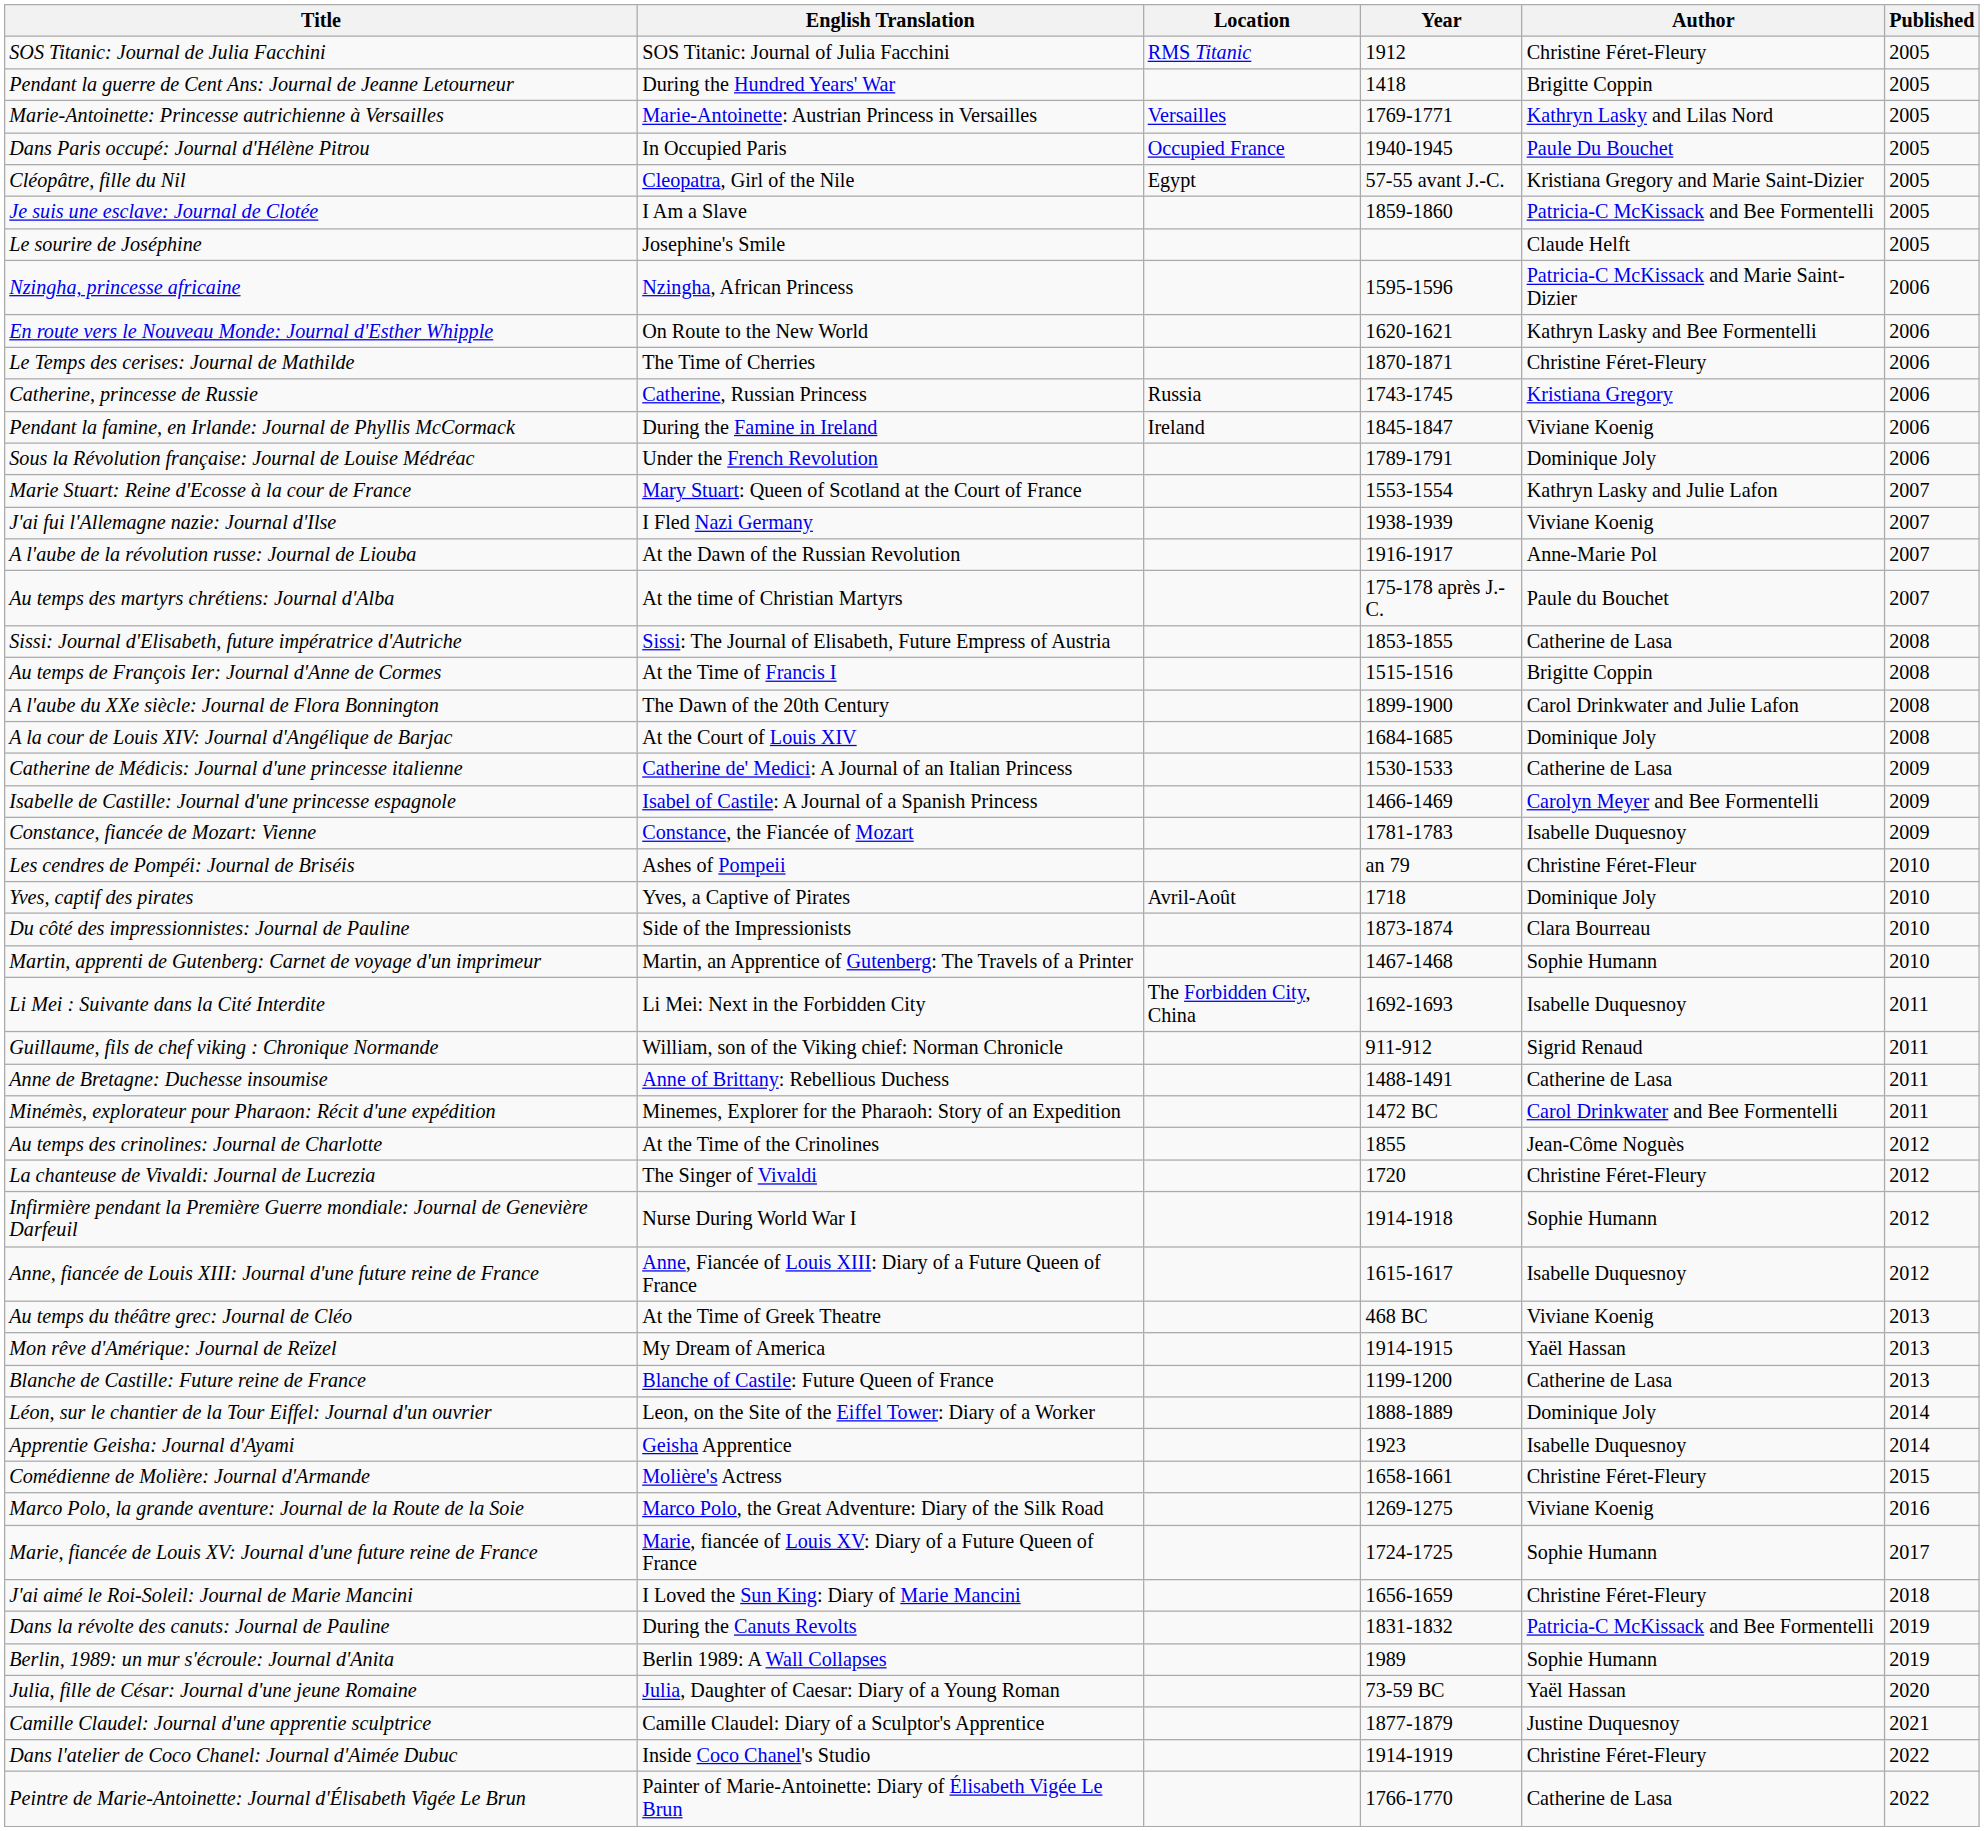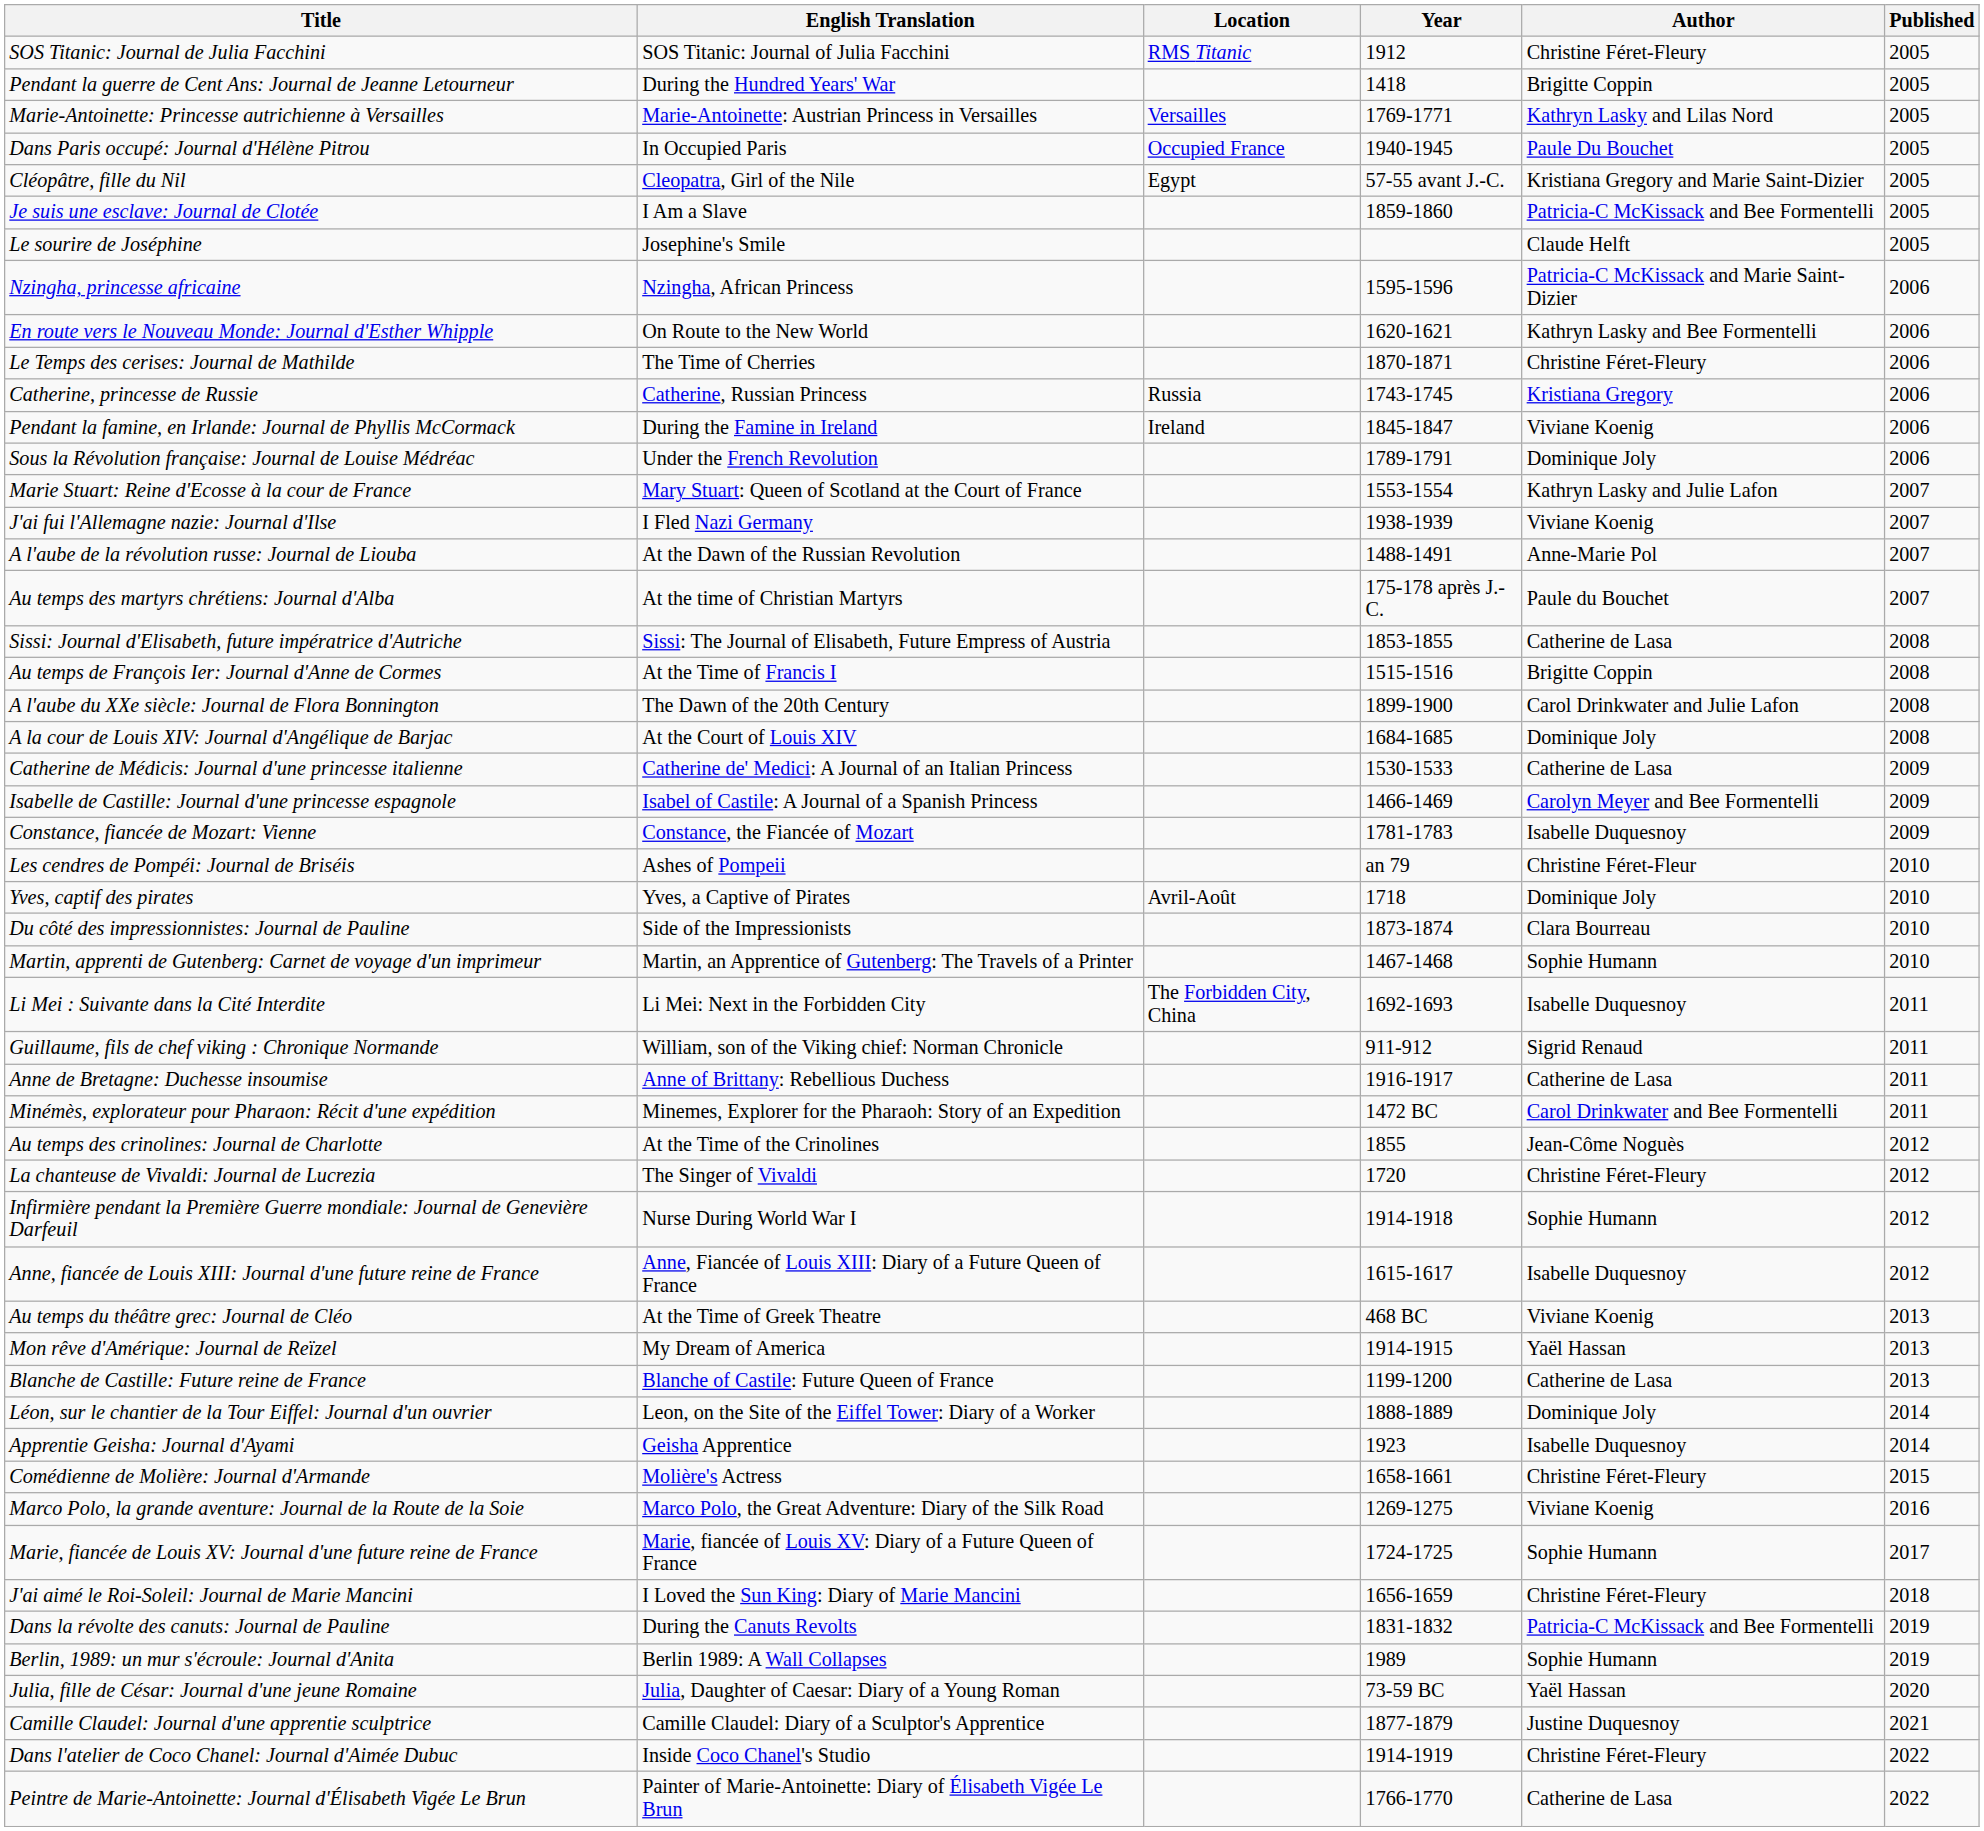(1409, 554) 1916-1917 -> (1409, 554) 1488-1491
(1409, 1079) 1488-1491 -> (1409, 1079) 1916-1917
